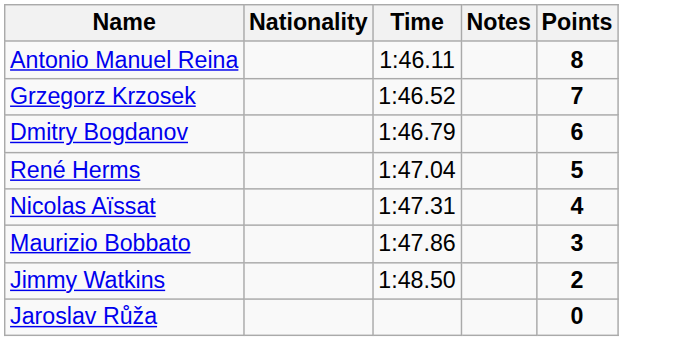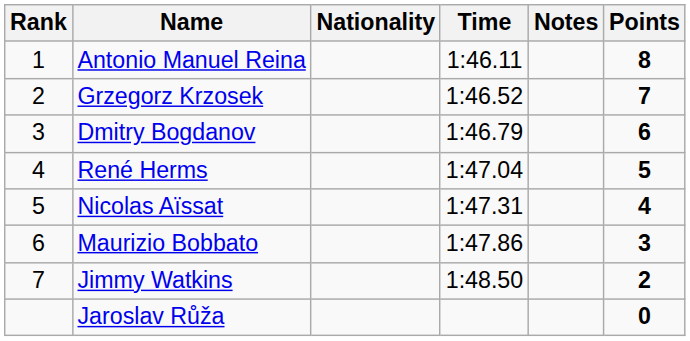+ column: (38, 22)
